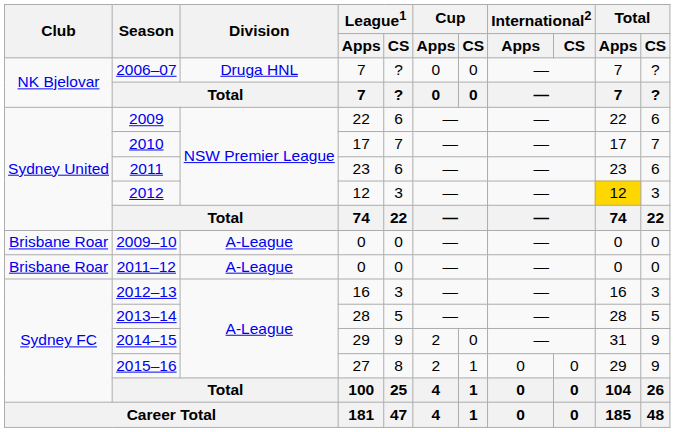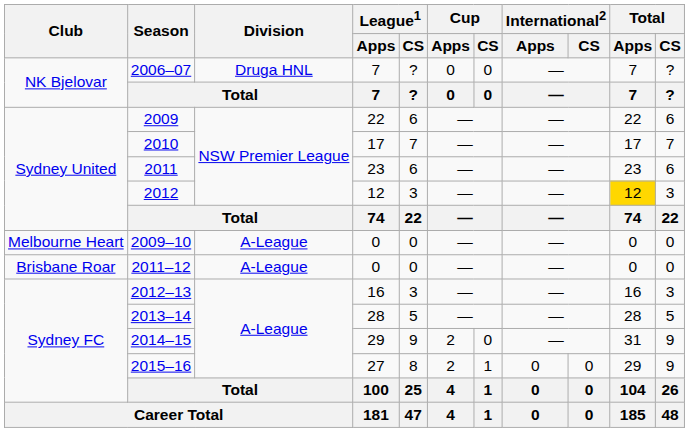(59, 242) Brisbane Roar -> (66, 242) Melbourne Heart
